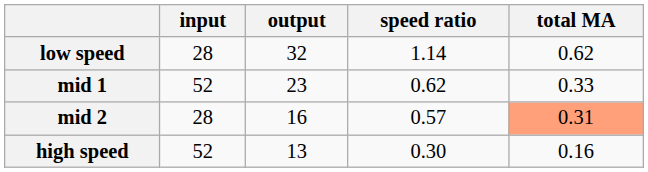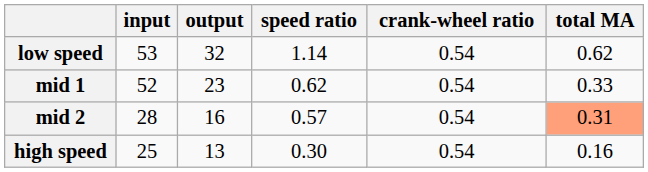+ column: (457, 20)
(203, 53) 28 -> (147, 53) 53
(203, 150) 52 -> (147, 150) 25
